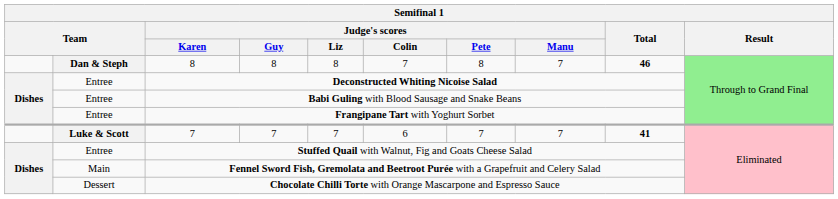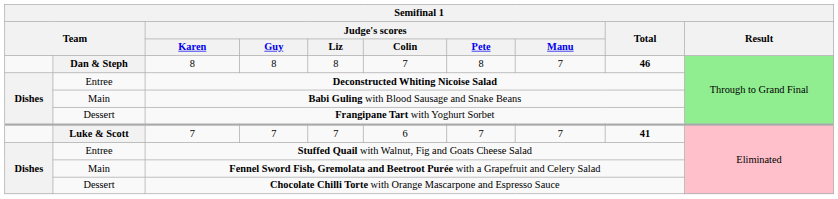(99, 98) Entree -> (99, 98) Main
(99, 116) Entree -> (99, 116) Dessert
